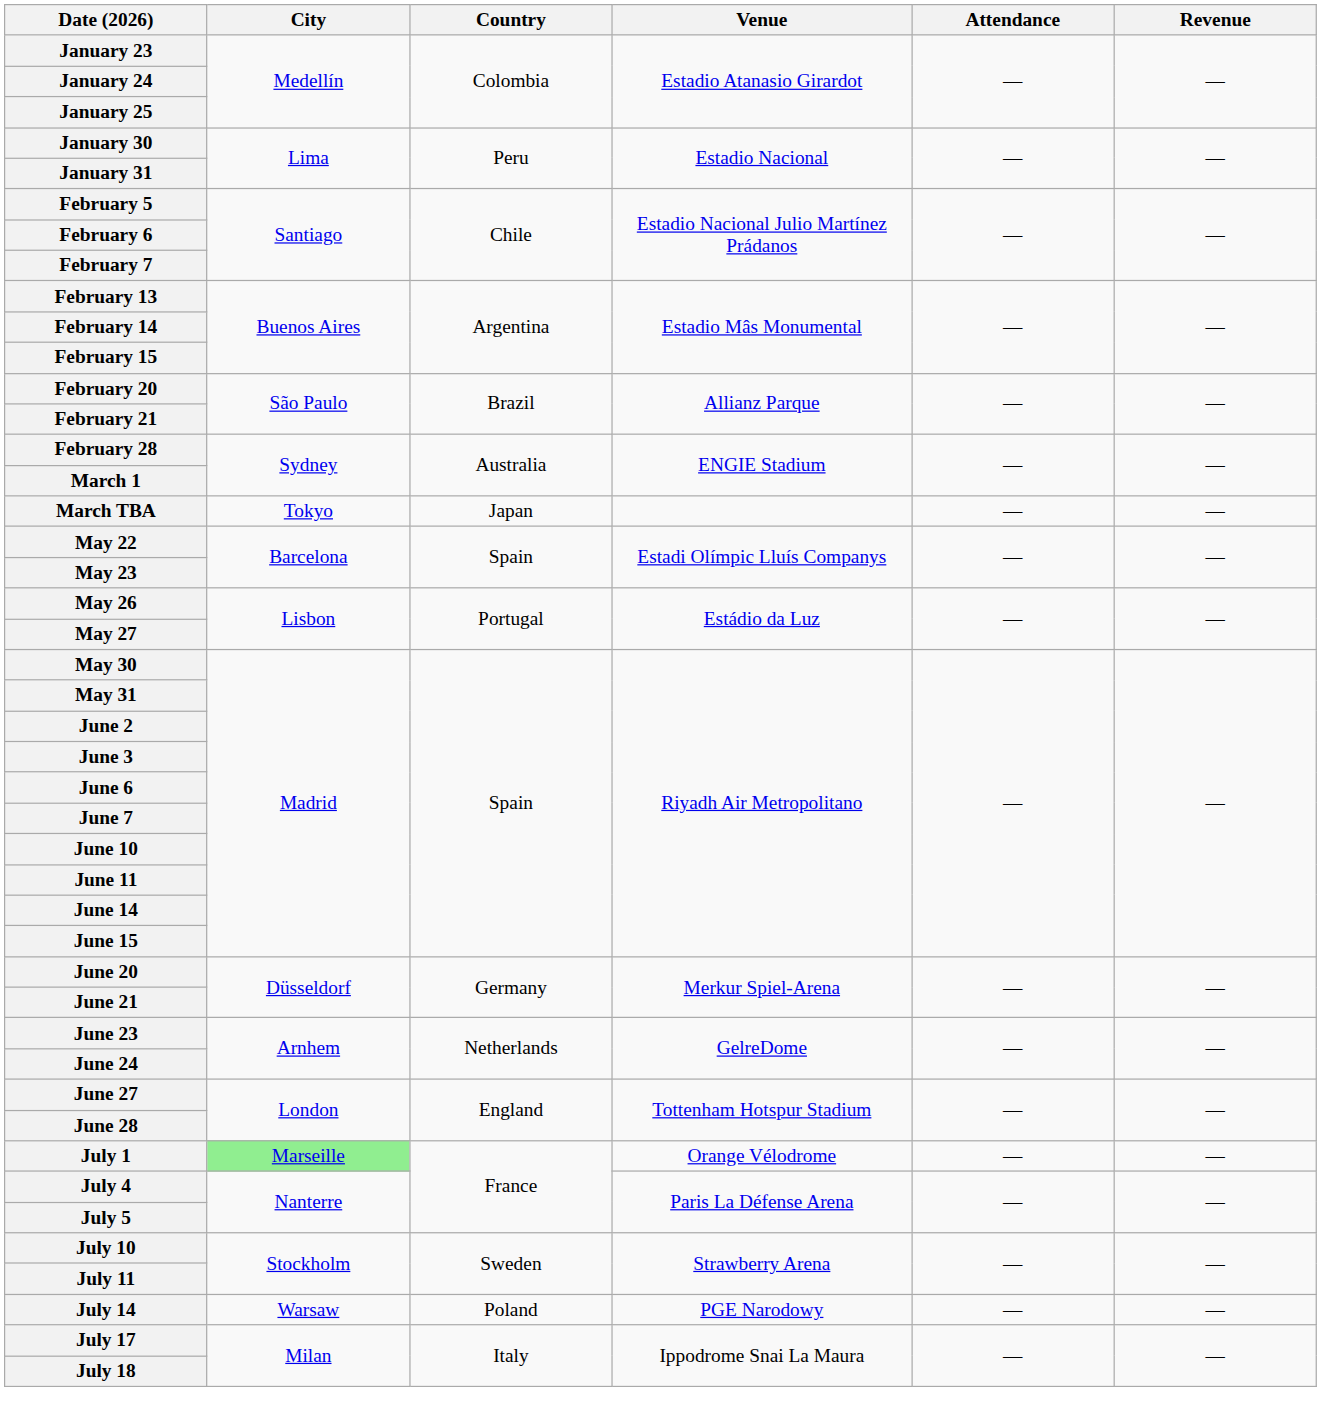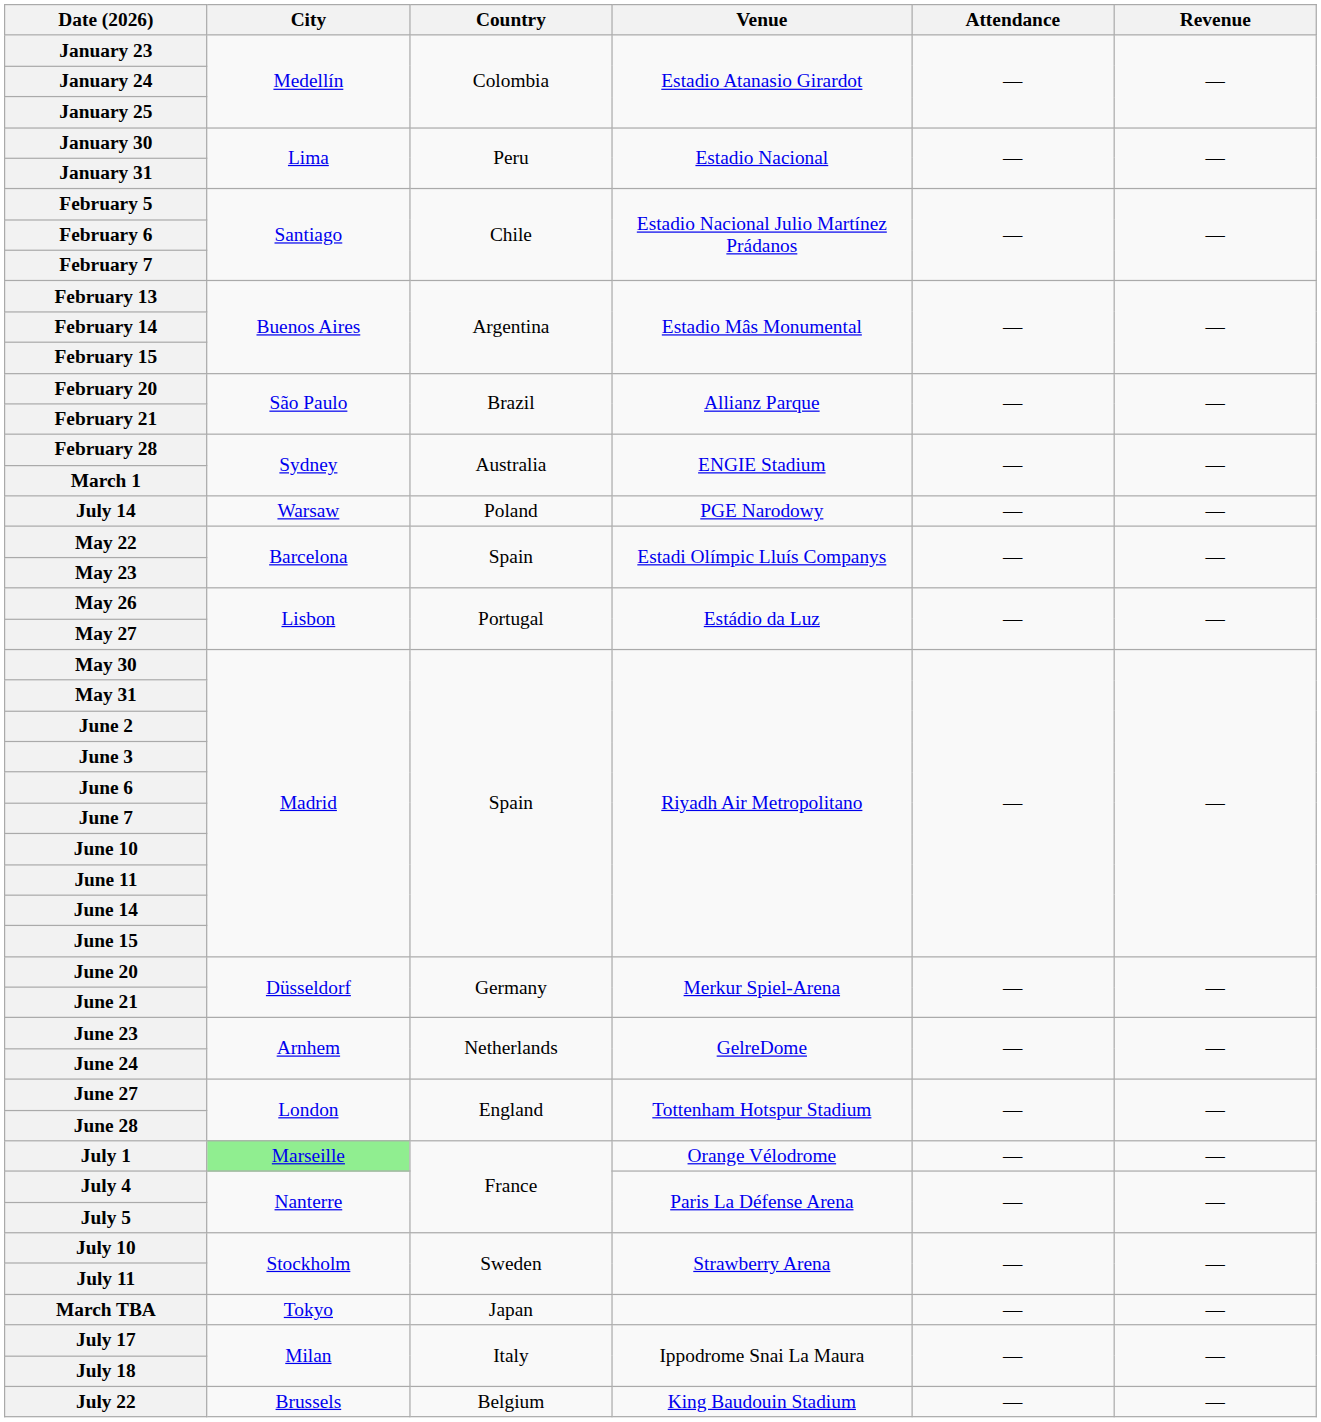rows swapped: (106, 511) <-> (106, 1309)
+ row: (106, 1401)
